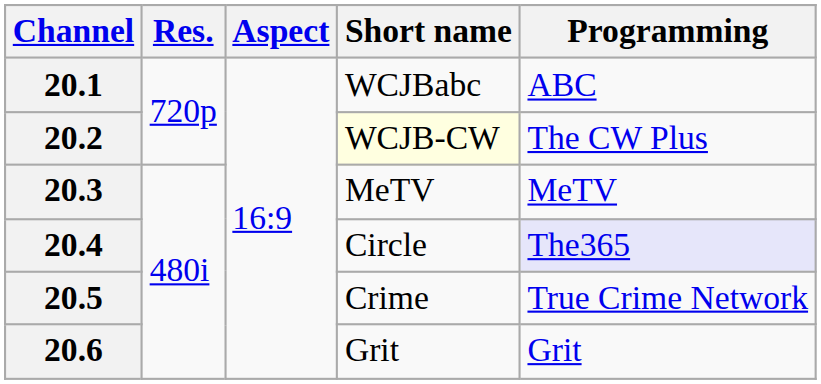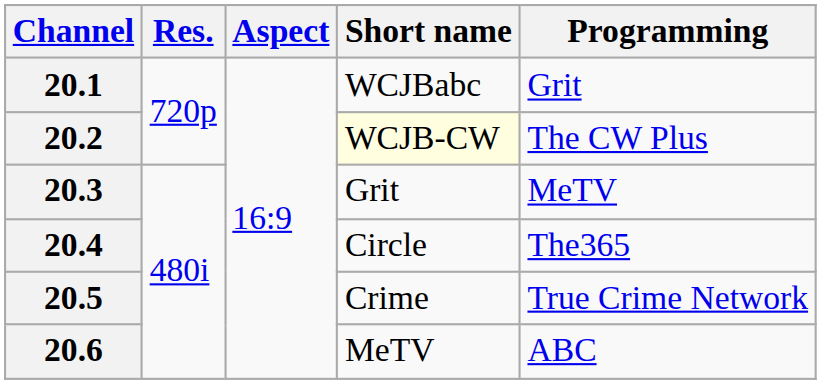(562, 84) ABC -> (555, 84) Grit
(390, 191) MeTV -> (372, 191) Grit
(579, 244) lavender background -> (579, 244) no background
(372, 350) Grit -> (390, 350) MeTV
(555, 350) Grit -> (562, 350) ABC
